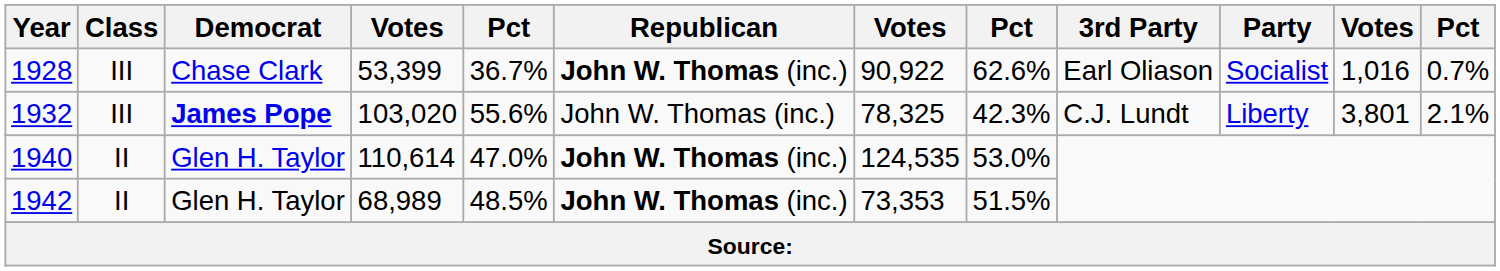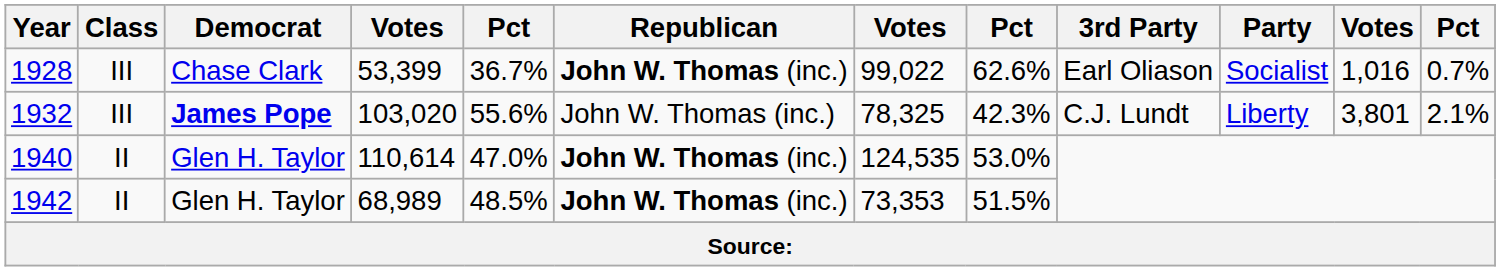(902, 70) 90,922 -> (902, 70) 99,022
